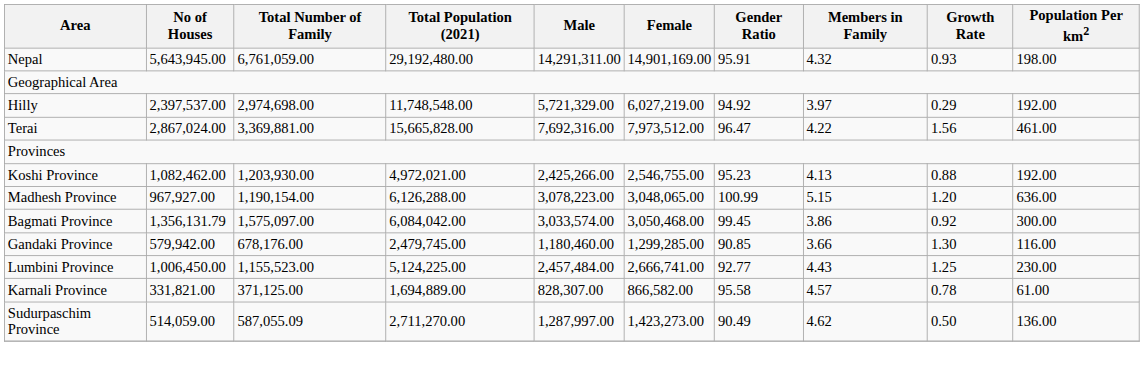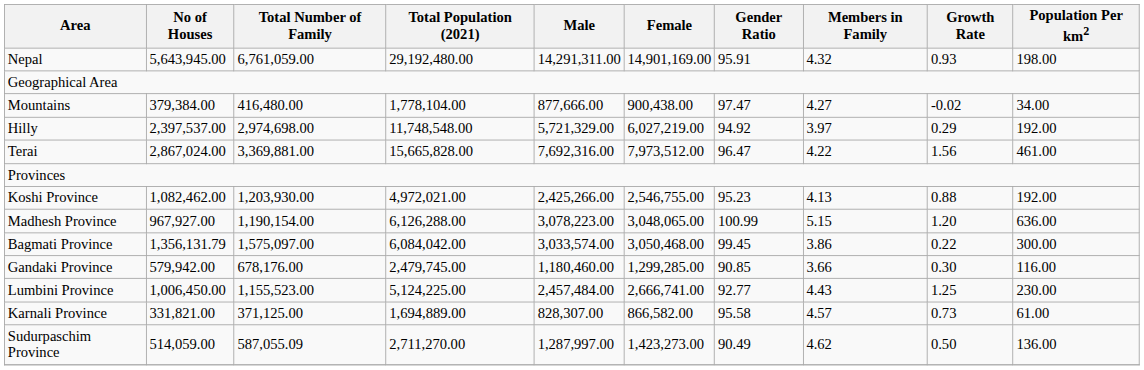+ row: (39, 105)
(944, 221) 0.92 -> (944, 244) 0.22
(944, 244) 1.30 -> (944, 267) 0.30
(944, 290) 0.78 -> (944, 313) 0.73
